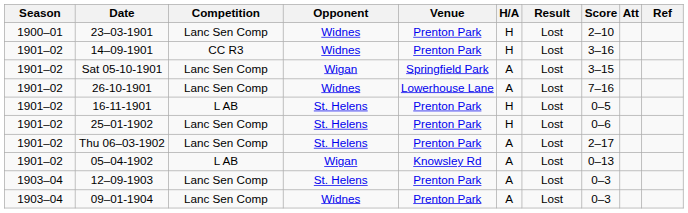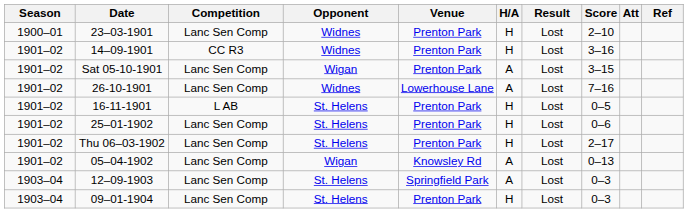(447, 69) Springfield Park -> (447, 69) Prenton Park
(509, 143) A -> (509, 143) H
(226, 161) L AB -> (226, 161) Lanc Sen Comp
(447, 180) Prenton Park -> (447, 180) Springfield Park
(341, 198) Widnes -> (341, 198) St. Helens
(509, 198) A -> (509, 198) H
